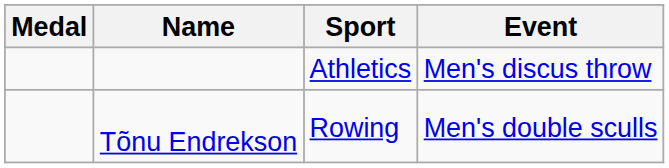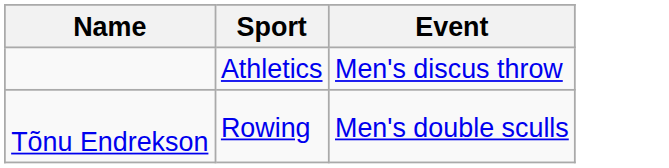- column: (49, 26)
